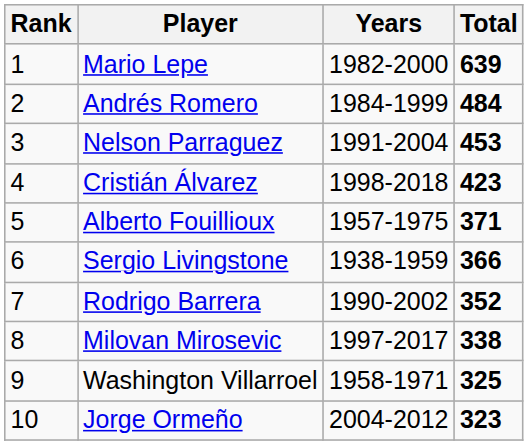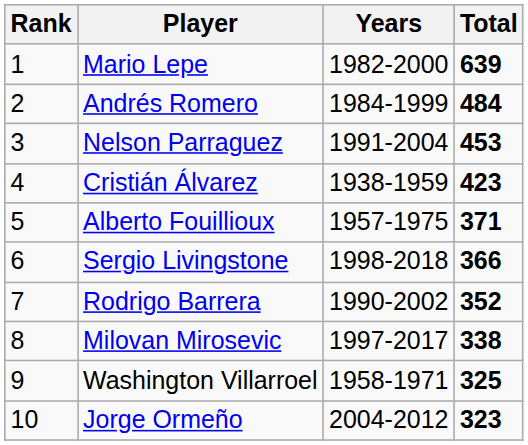(389, 182) 1998-2018 -> (389, 182) 1938-1959
(389, 261) 1938-1959 -> (389, 261) 1998-2018
